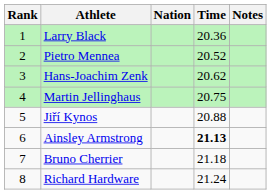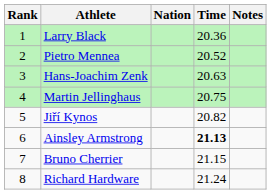(212, 76) 20.62 -> (212, 76) 20.63
(212, 117) 20.88 -> (212, 117) 20.82
(212, 158) 21.18 -> (212, 158) 21.15
